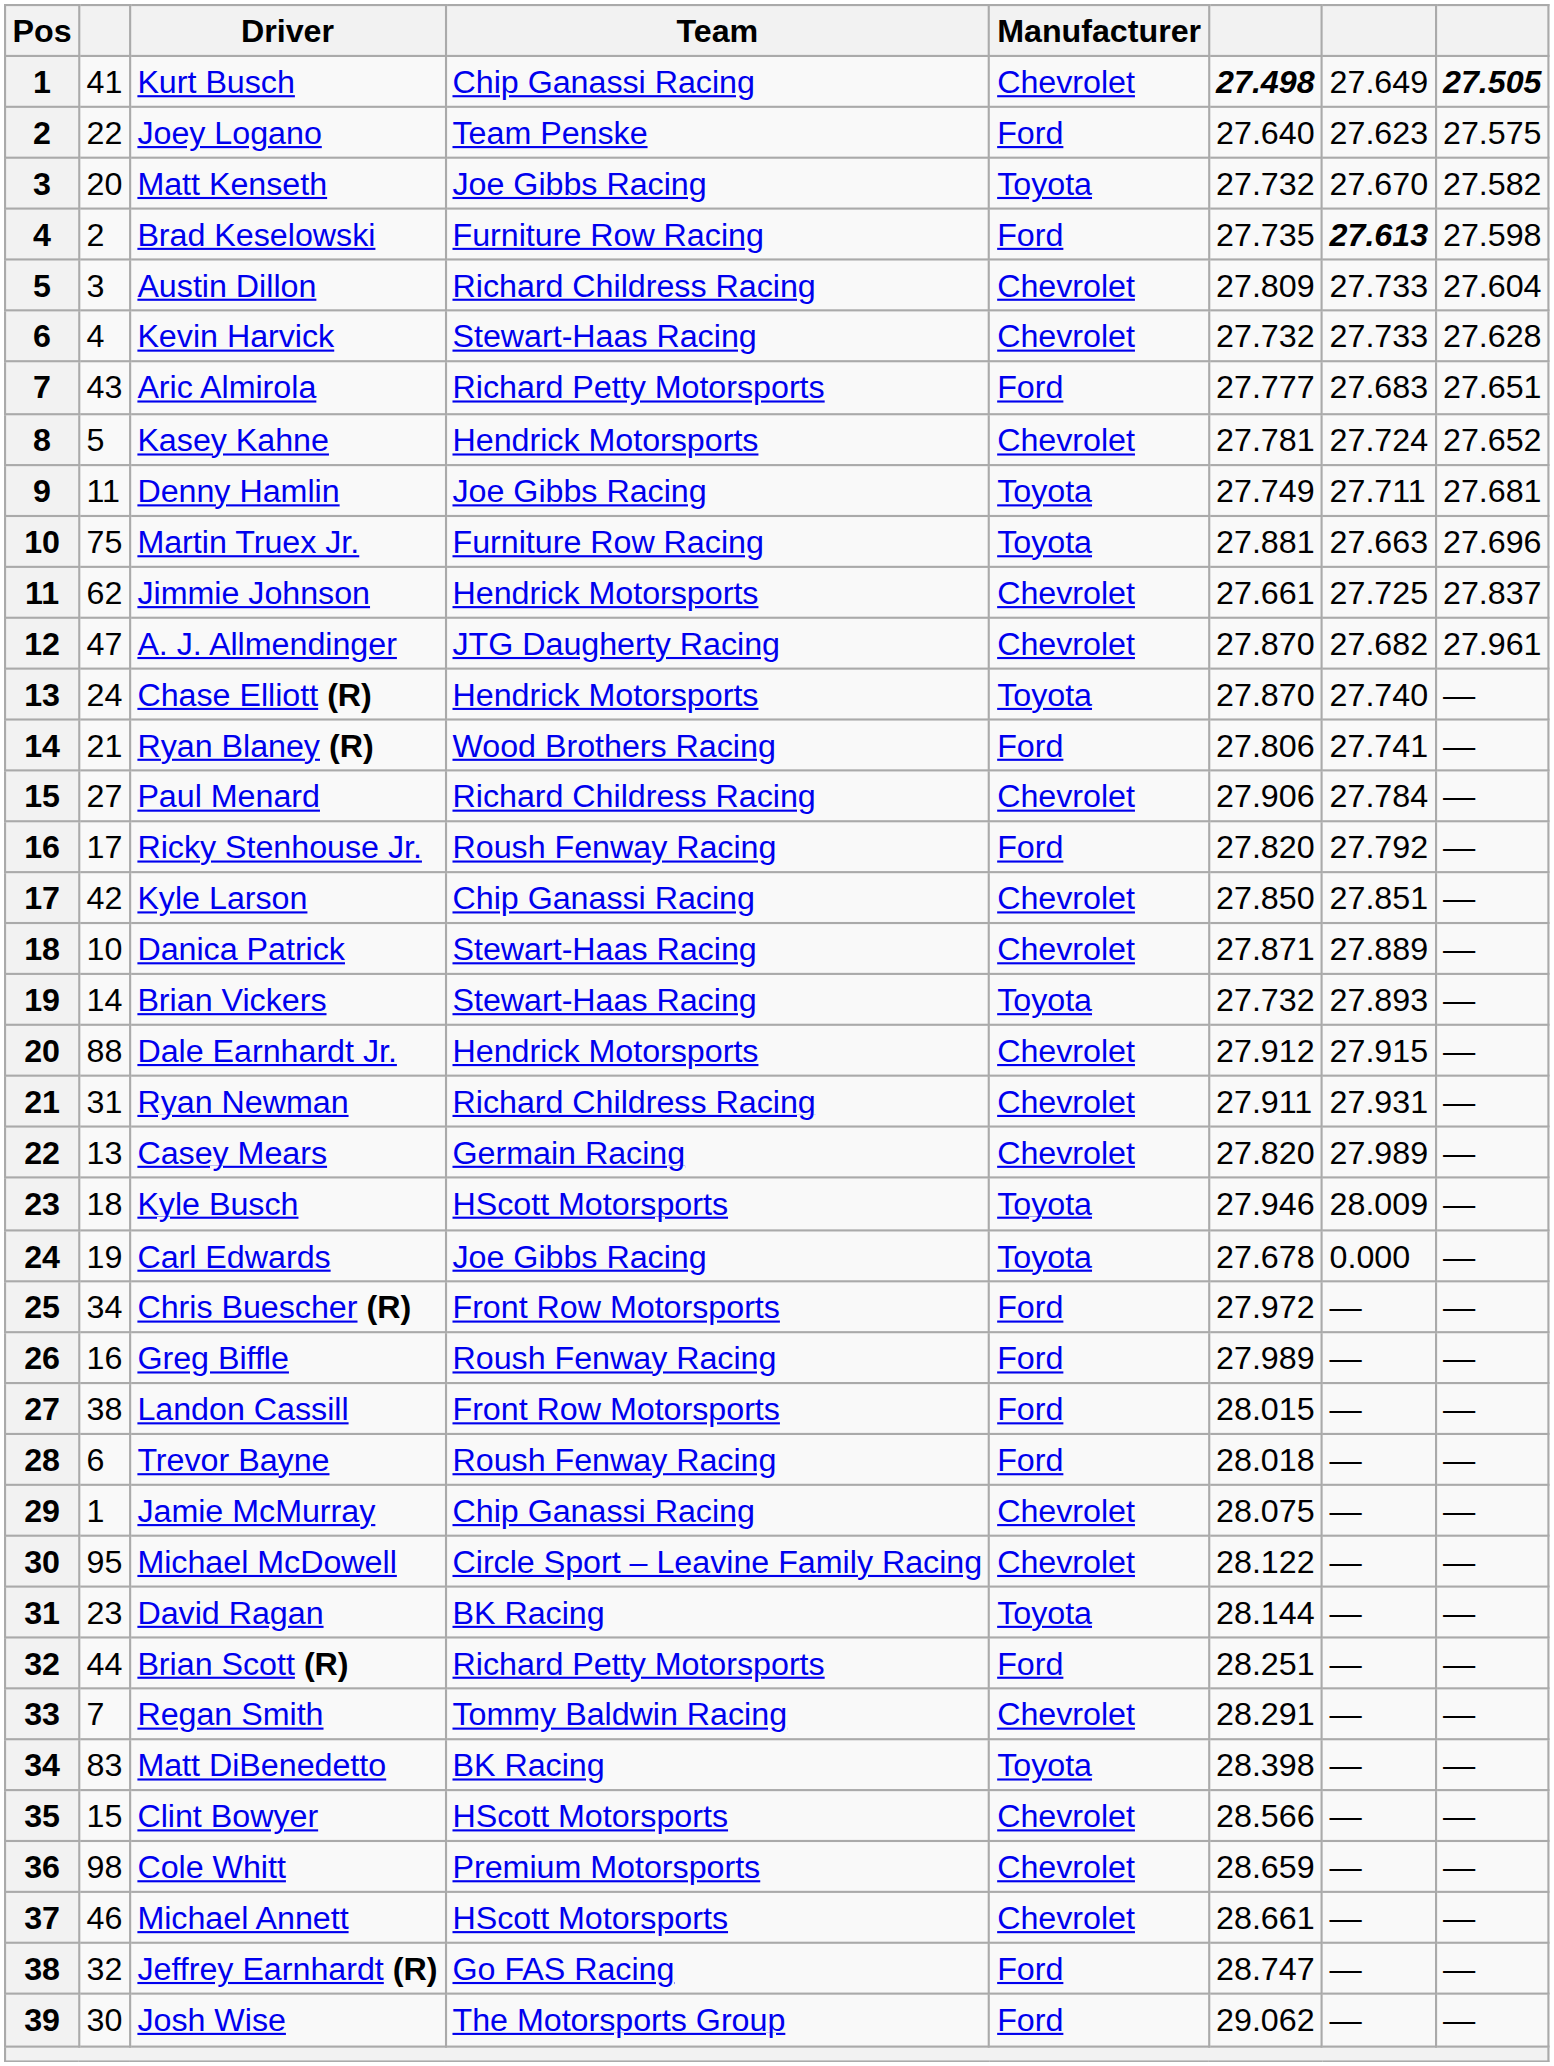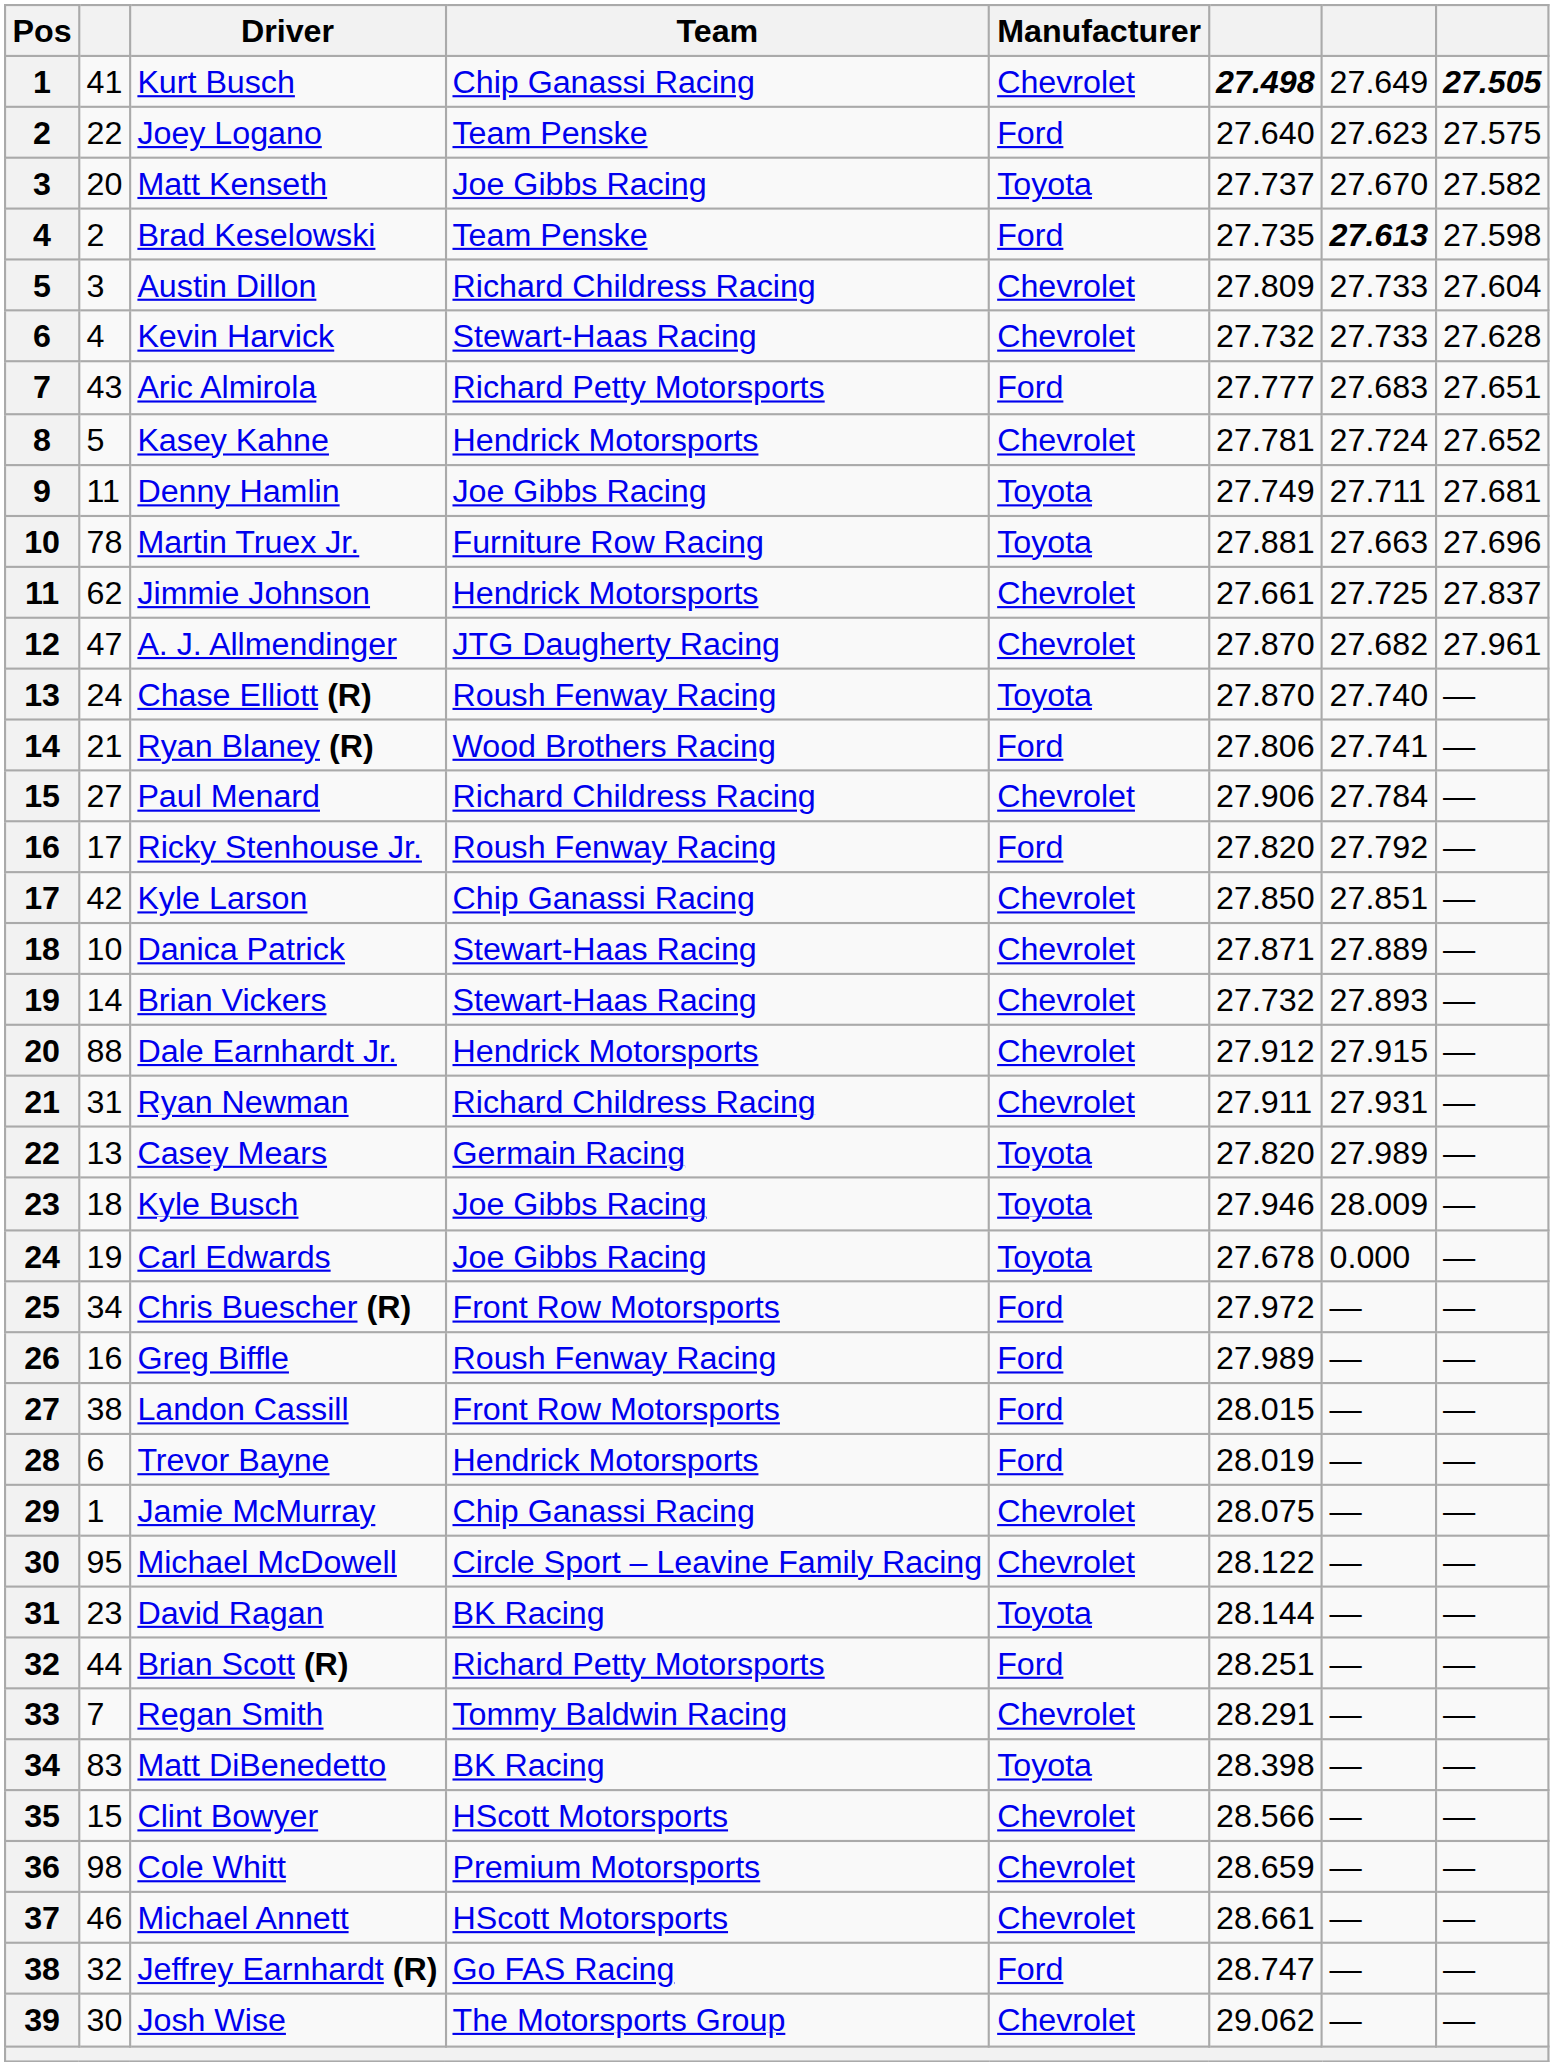(1265, 184) 27.732 -> (1265, 184) 27.737
(608, 235) Furniture Row Racing -> (550, 235) Team Penske
(105, 541) 75 -> (105, 541) 78
(605, 694) Hendrick Motorsports -> (614, 694) Roush Fenway Racing
(1045, 1000) Toyota -> (1066, 1000) Chevrolet
(1066, 1153) Chevrolet -> (1045, 1153) Toyota
(590, 1204) HScott Motorsports -> (580, 1204) Joe Gibbs Racing
(614, 1459) Roush Fenway Racing -> (605, 1459) Hendrick Motorsports
(1265, 1459) 28.018 -> (1265, 1459) 28.019
(1030, 2020) Ford -> (1066, 2020) Chevrolet
